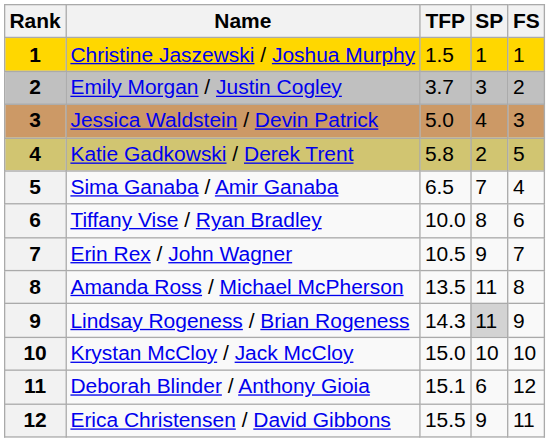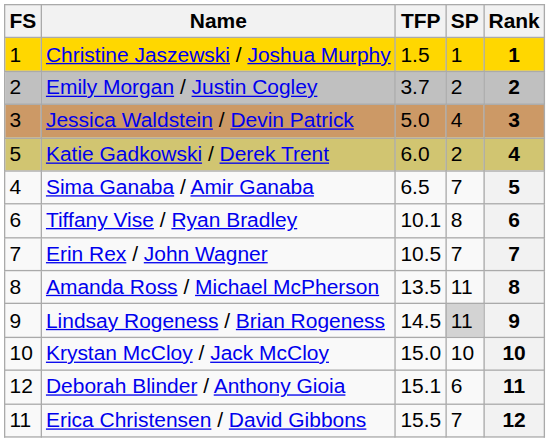columns swapped: (35, 21) <-> (526, 21)
(481, 87) 3 -> (457, 87) 2
(439, 154) 5.8 -> (415, 154) 6.0
(445, 220) 10.0 -> (421, 220) 10.1
(481, 253) 9 -> (457, 253) 7
(445, 320) 14.3 -> (421, 320) 14.5
(481, 420) 9 -> (457, 420) 7
